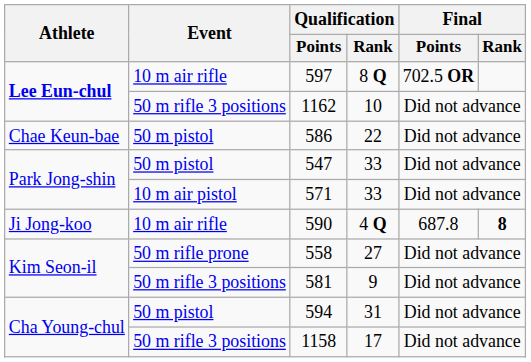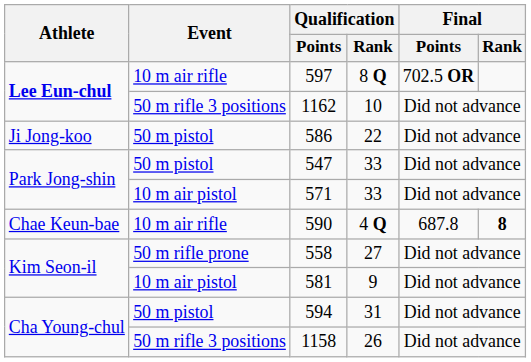(64, 135) Chae Keun-bae -> (50, 135) Ji Jong-koo
(50, 224) Ji Jong-koo -> (64, 224) Chae Keun-bae
(210, 283) 50 m rifle 3 positions -> (185, 283) 10 m air pistol
(373, 341) 17 -> (373, 341) 26
